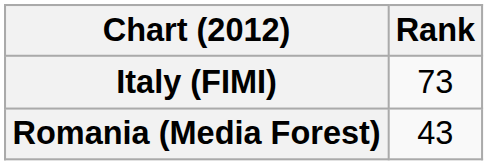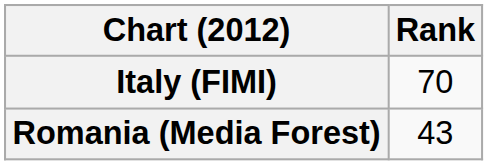(435, 81) 73 -> (435, 81) 70
